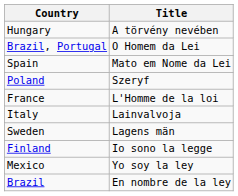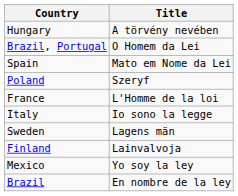(146, 115) Lainvalvoja -> (162, 115) Io sono la legge
(162, 148) Io sono la legge -> (146, 148) Lainvalvoja
